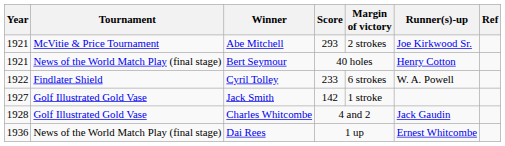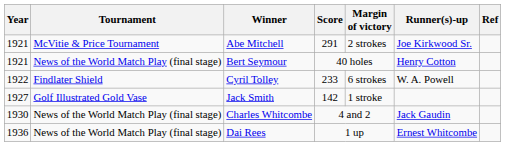(330, 44) 293 -> (330, 44) 291
(18, 115) 1928 -> (18, 115) 1930
(90, 115) Golf Illustrated Gold Vase -> (127, 115) News of the World Match Play (final stage)
